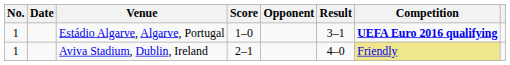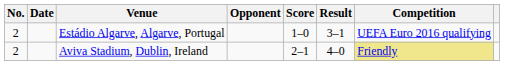columns swapped: (289, 13) <-> (244, 13)
(16, 32) 1 -> (16, 32) 2
(427, 32) bold -> (424, 32) normal
(16, 51) 1 -> (16, 51) 2
